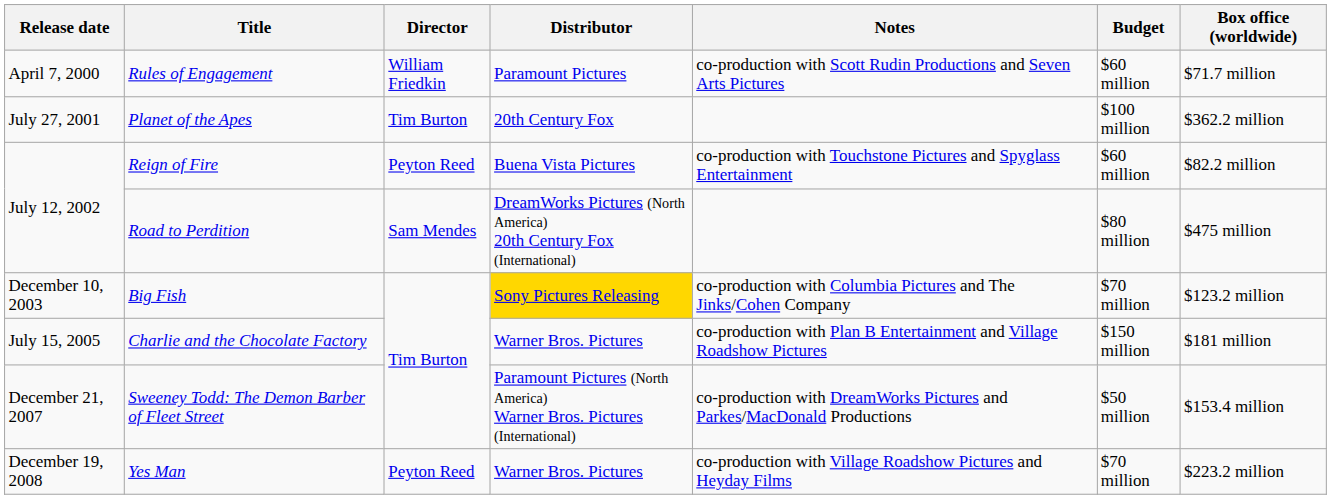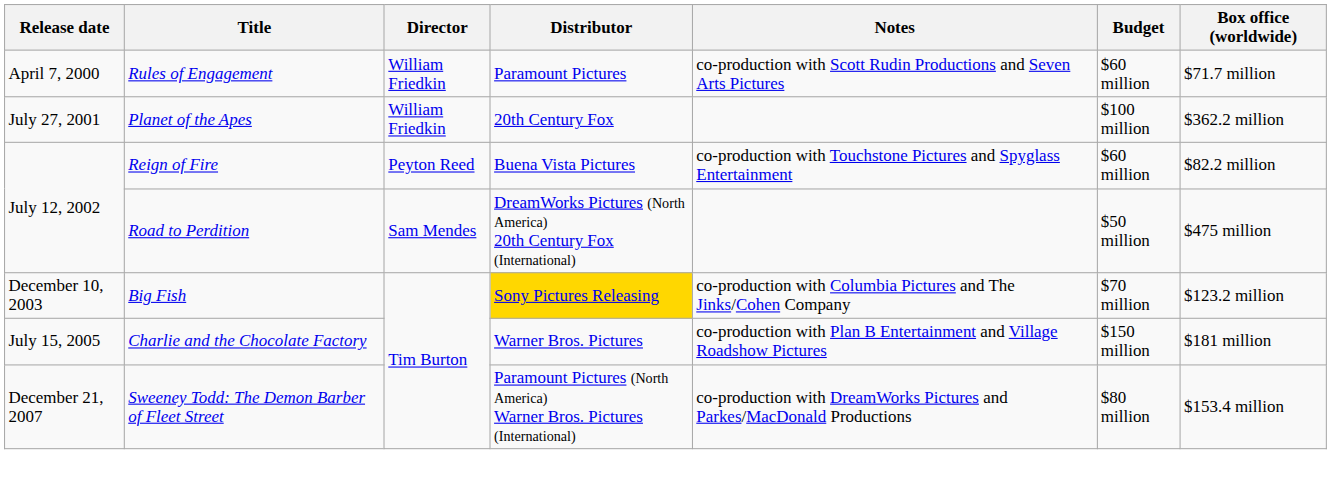(428, 119) Tim Burton -> (417, 119) William Friedkin
(1125, 230) $80 million -> (1125, 230) $50 million
(1125, 406) $50 million -> (1125, 406) $80 million
- row: (157, 471)
